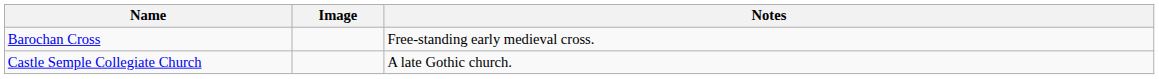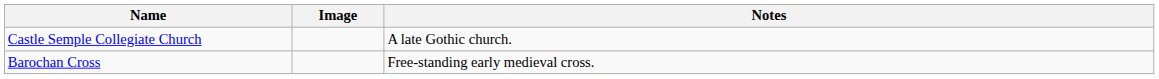rows swapped: (54, 39) <-> (105, 62)
